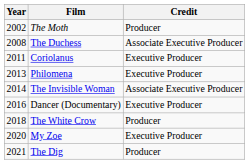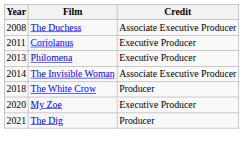- row: (49, 27)
- row: (76, 105)
